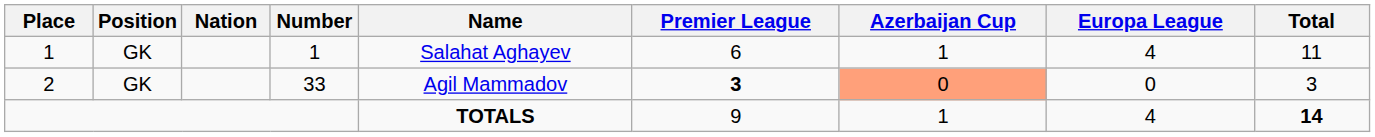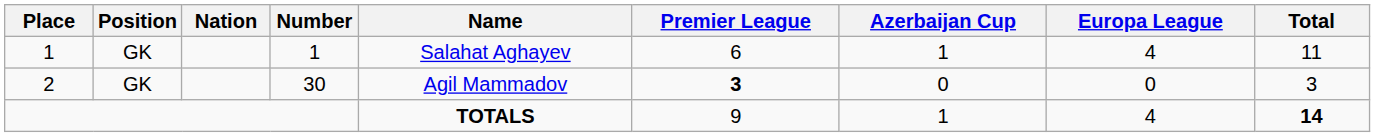(314, 84) 33 -> (314, 84) 30
(943, 84) lightsalmon background -> (943, 84) no background
